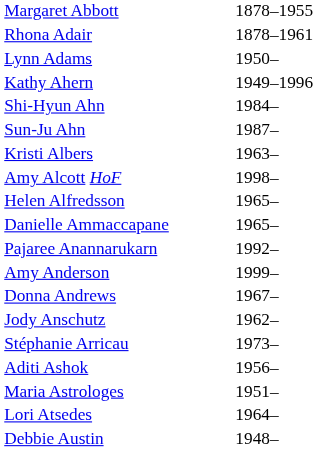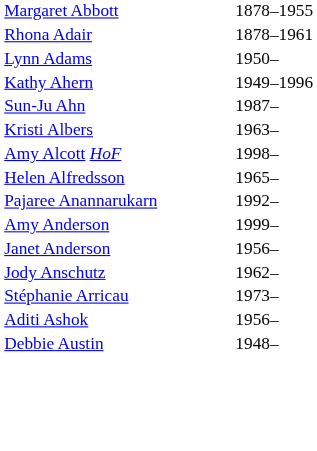- row: (54, 105)
- row: (87, 224)
+ row: (57, 248)
- row: (60, 296)
- row: (64, 391)
- row: (48, 414)
